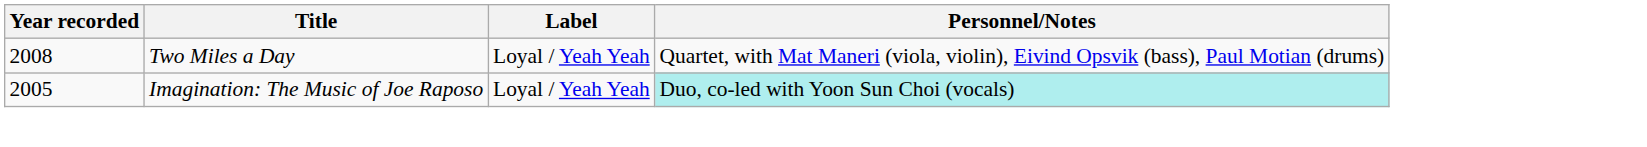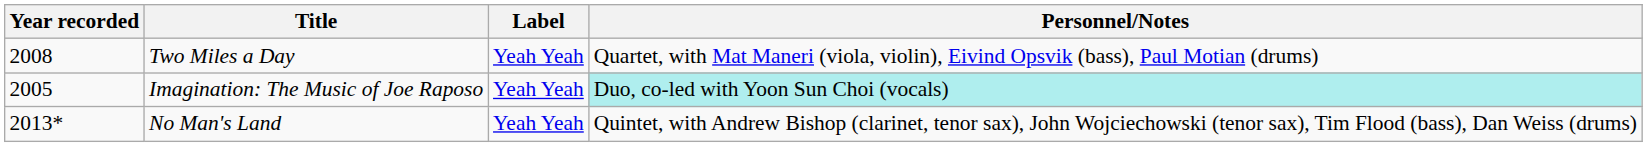(571, 55) Loyal / Yeah Yeah -> (538, 55) Yeah Yeah
(571, 89) Loyal / Yeah Yeah -> (538, 89) Yeah Yeah
+ row: (215, 123)
